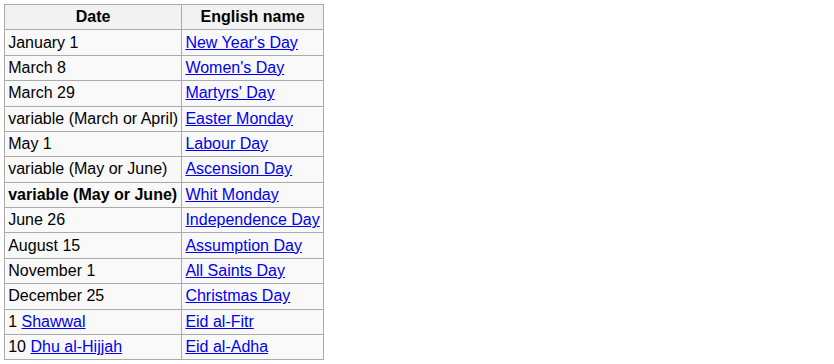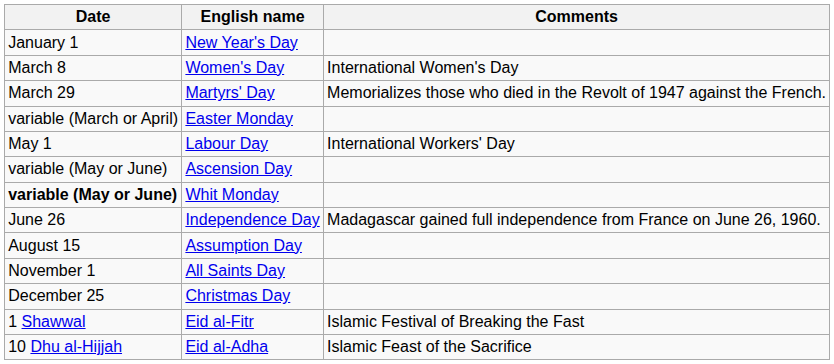+ column: (577, 17)
